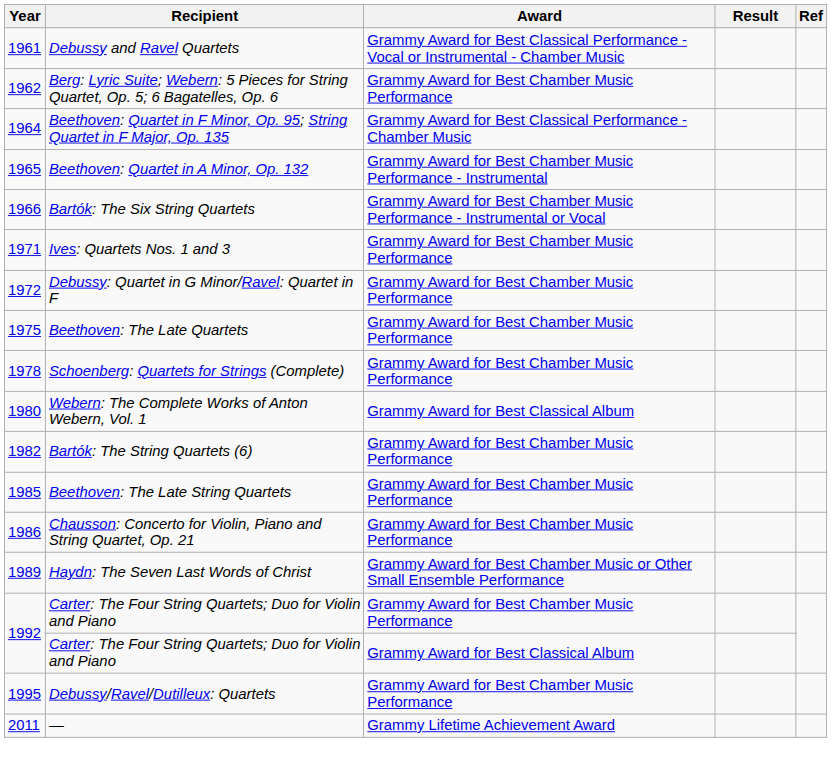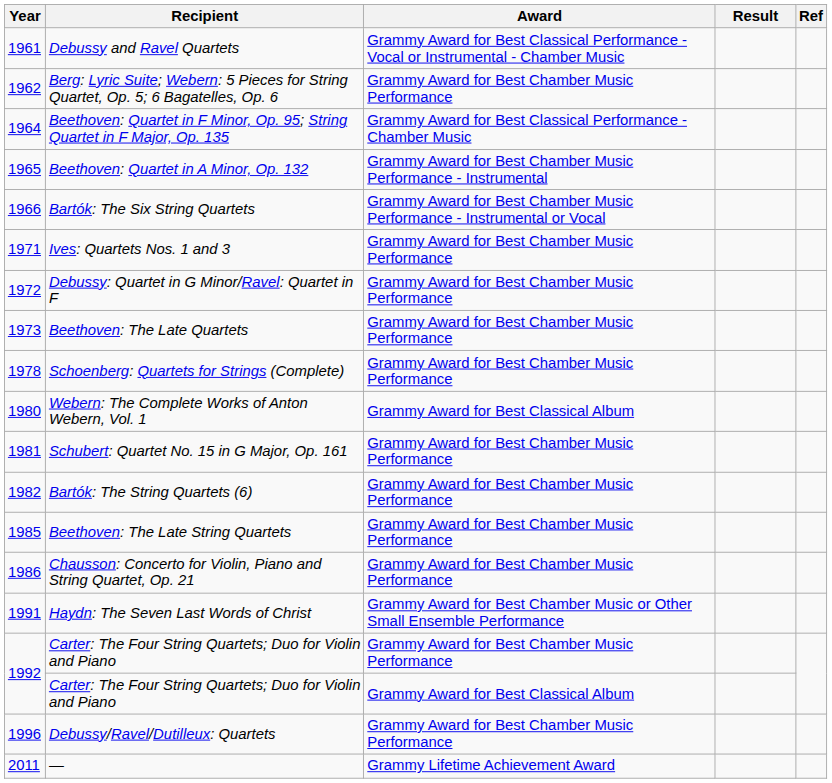(24, 330) 1975 -> (24, 330) 1973
+ row: (198, 451)
(24, 572) 1989 -> (24, 613) 1991
(24, 693) 1995 -> (24, 734) 1996
